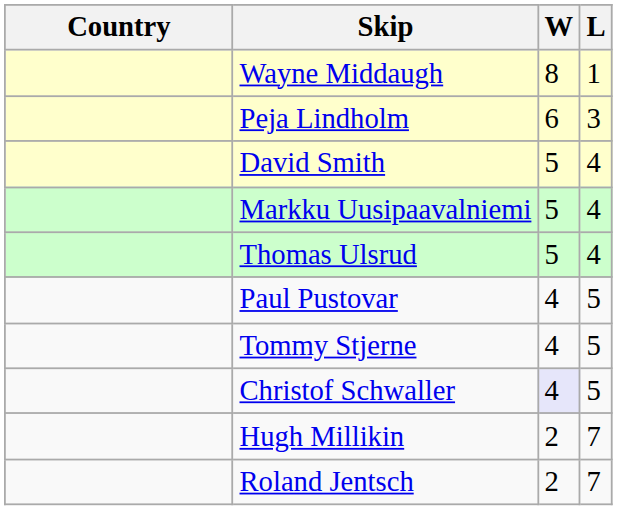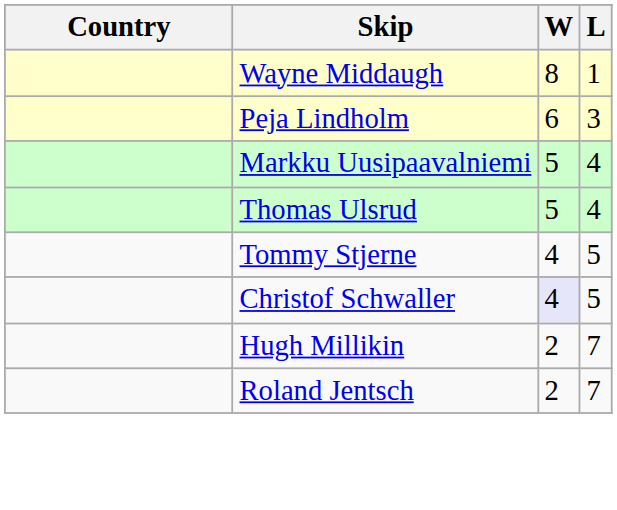- row: (312, 163)
- row: (319, 299)
